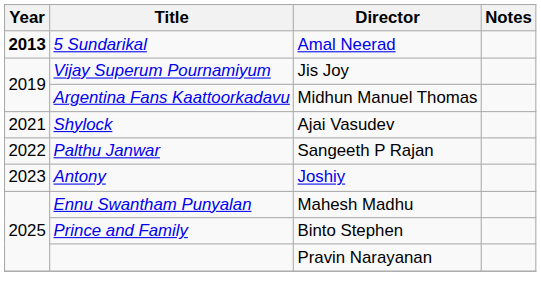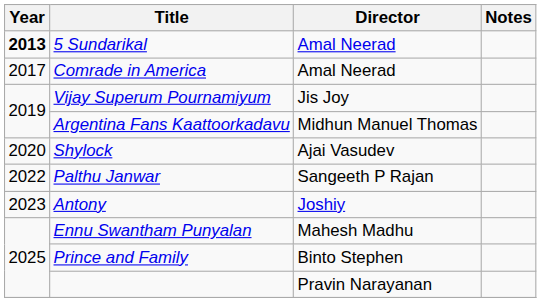+ row: (130, 71)
(27, 124) 2021 -> (27, 151) 2020
